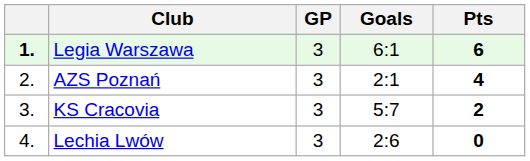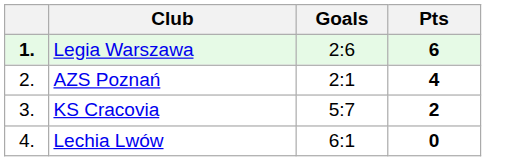- column: (318, 19)
(386, 49) 6:1 -> (342, 49) 2:6
(386, 140) 2:6 -> (342, 140) 6:1
